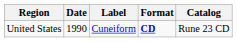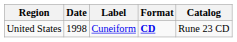(77, 28) 1990 -> (77, 28) 1998
